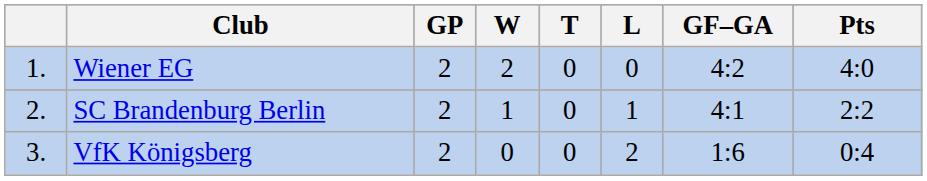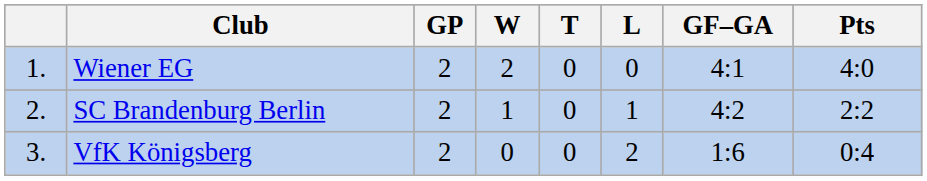(728, 68) 4:2 -> (728, 68) 4:1
(728, 110) 4:1 -> (728, 110) 4:2
